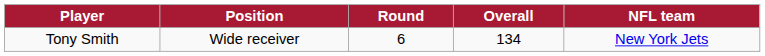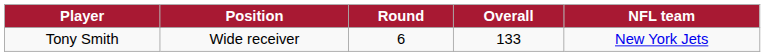(509, 39) 134 -> (509, 39) 133
